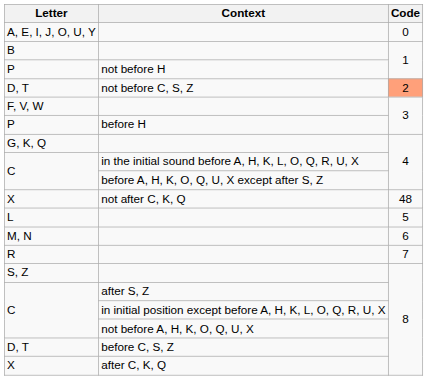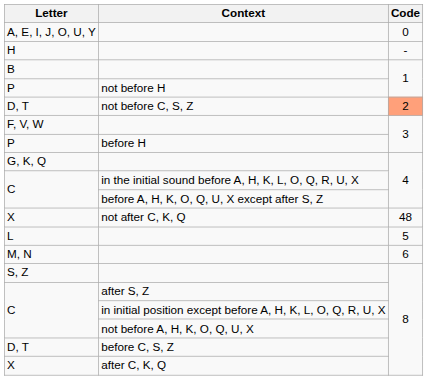+ row: (11, 50)
- row: (11, 254)
